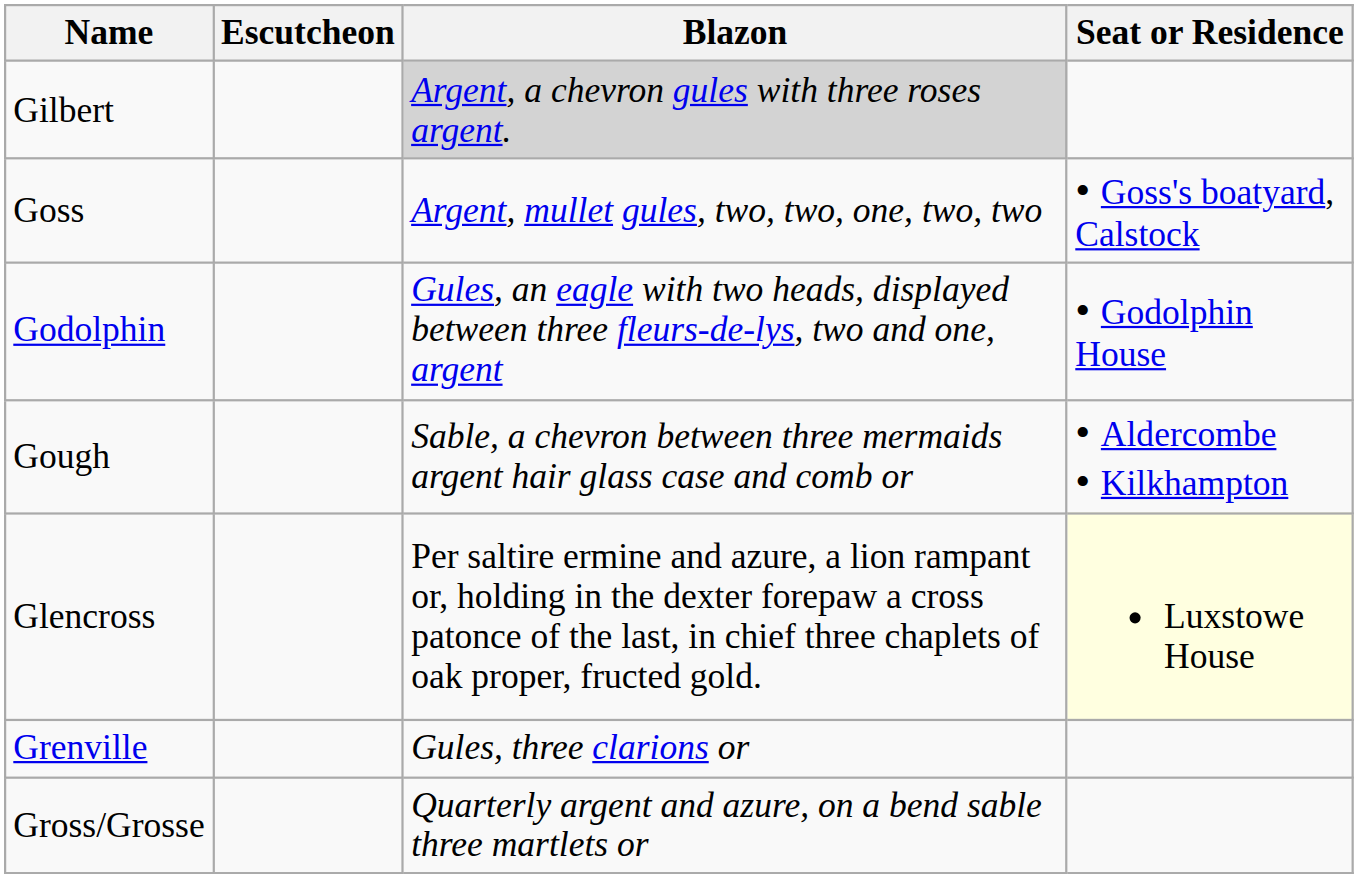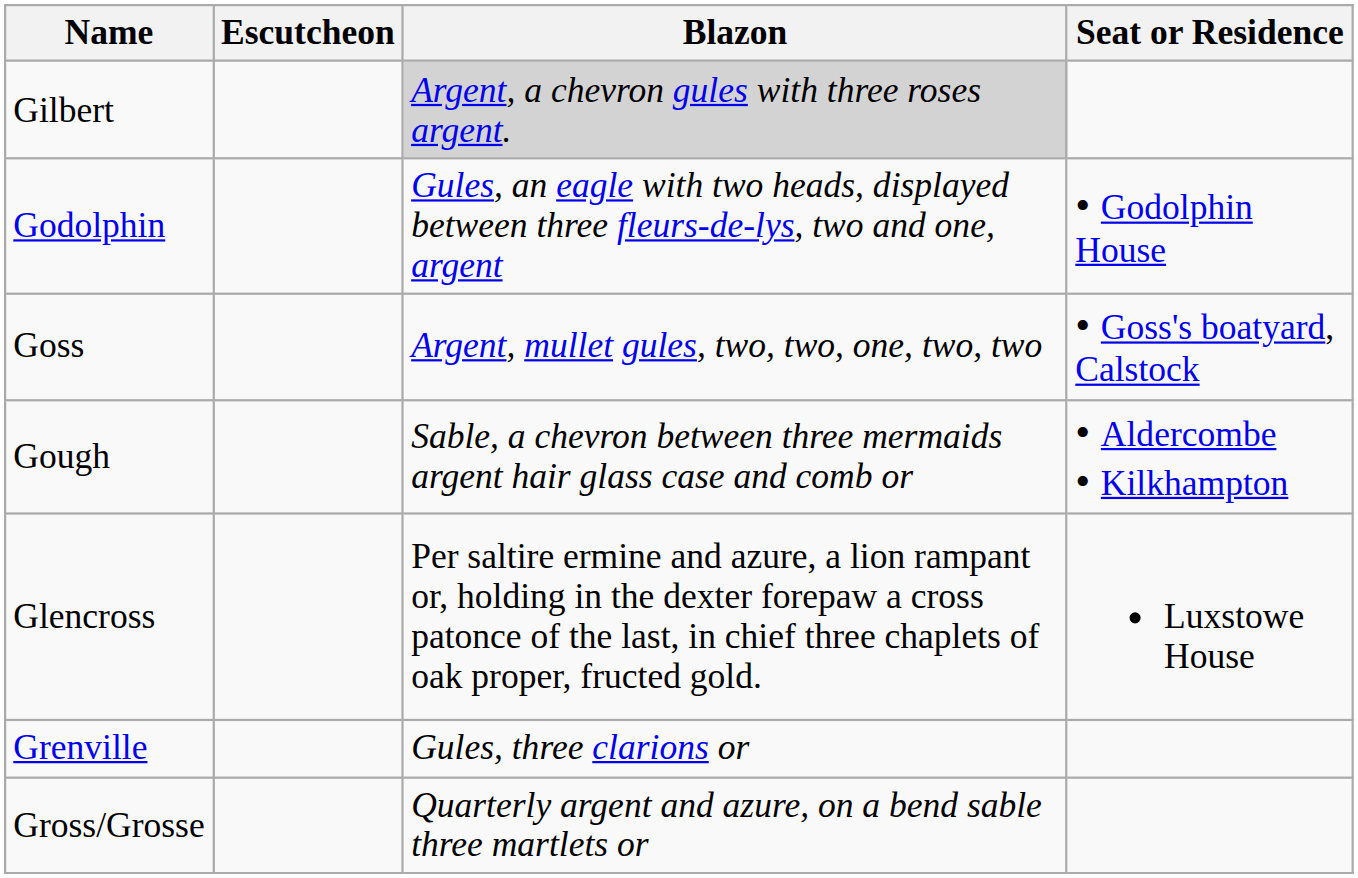rows swapped: (89, 330) <-> (49, 209)
(1210, 637) lightyellow background -> (1210, 637) no background
